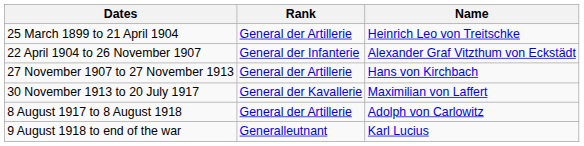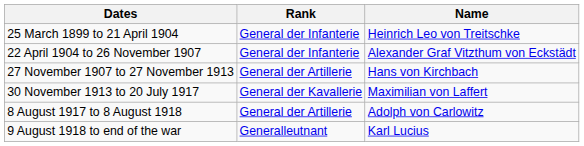(296, 33) General der Artillerie -> (300, 33) General der Infanterie
